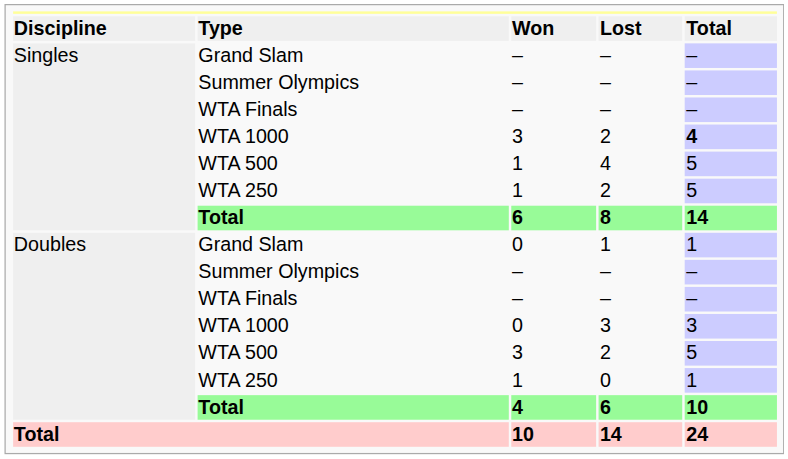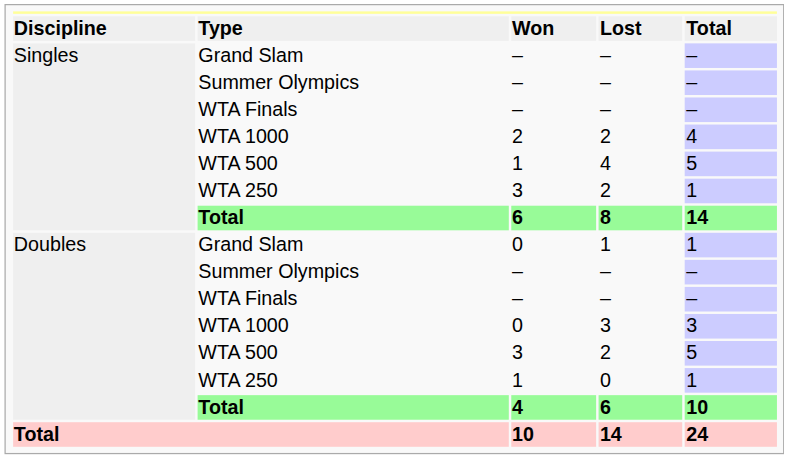(518, 136) 3 -> (518, 136) 2
(692, 136) bold -> (692, 136) normal
(518, 191) 1 -> (518, 191) 3
(692, 191) 5 -> (692, 191) 1
